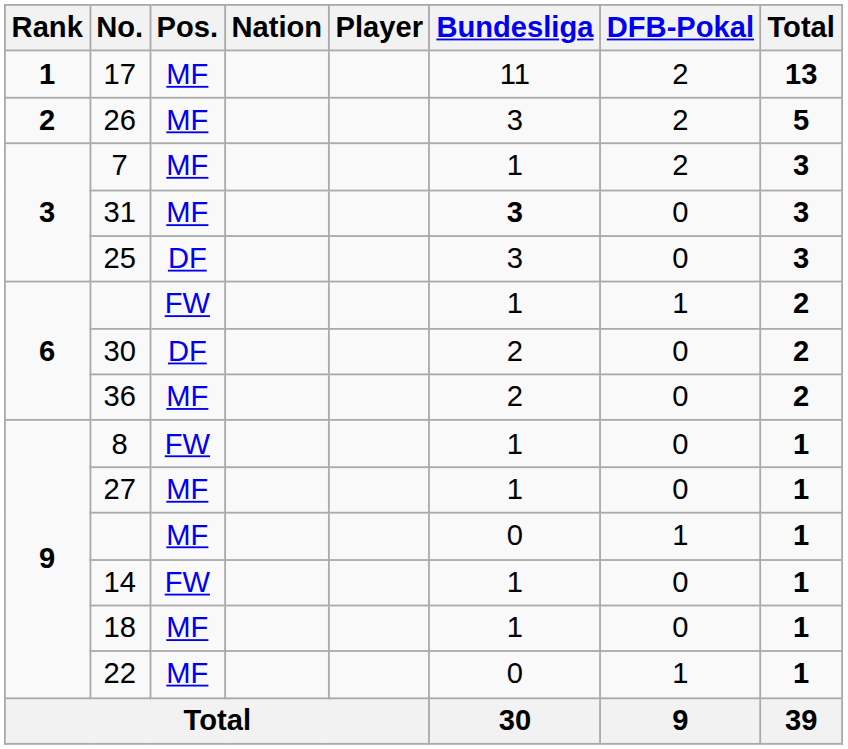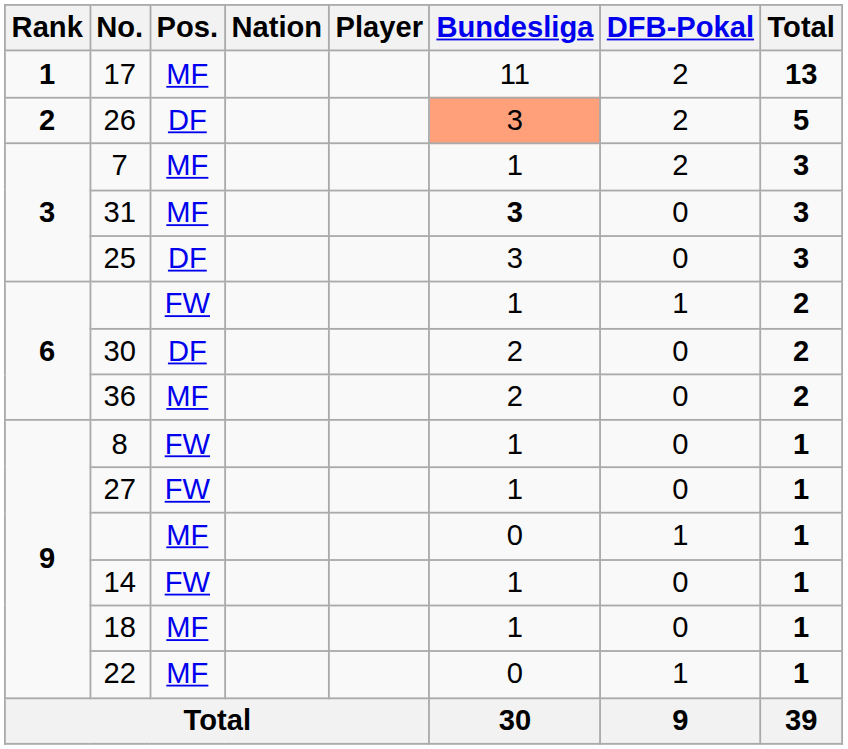(187, 119) MF -> (187, 119) DF
(515, 119) no background -> (515, 119) lightsalmon background
(187, 489) MF -> (187, 489) FW
